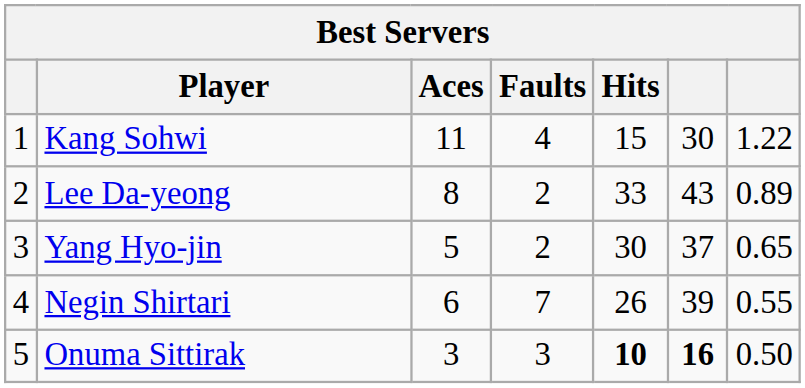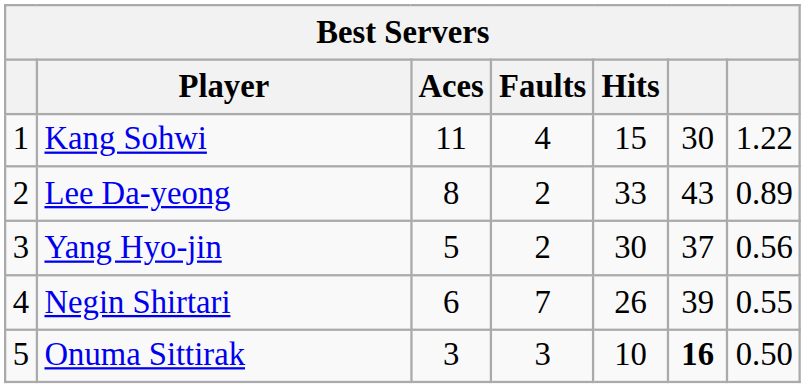(764, 247) 0.65 -> (764, 247) 0.56
(631, 355) bold -> (631, 355) normal
